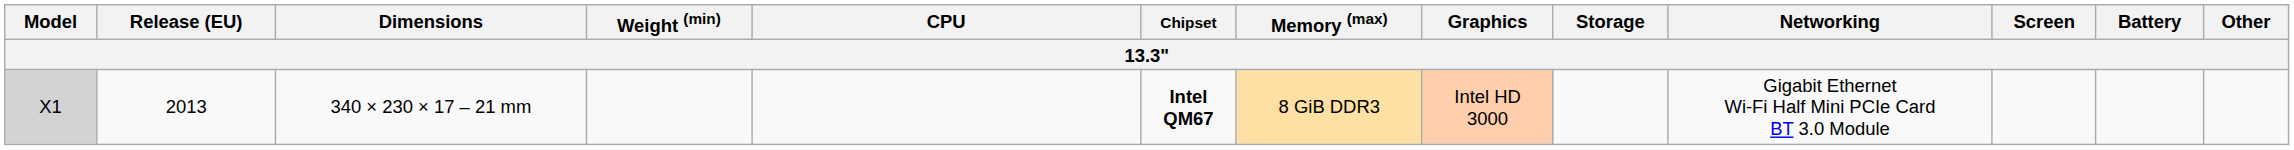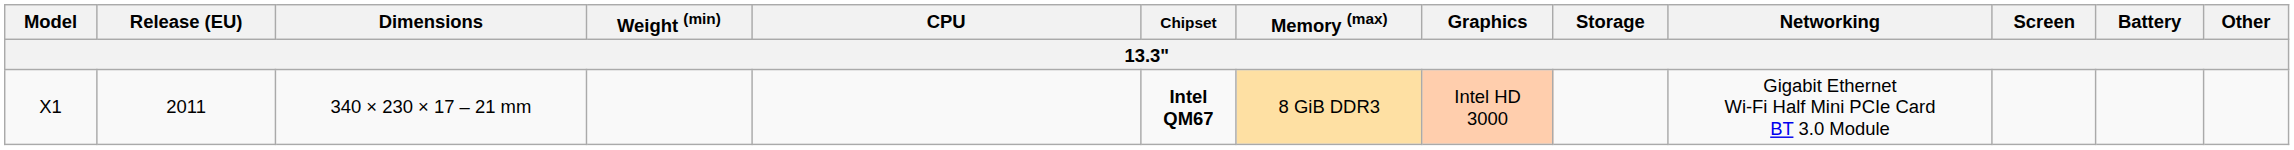(51, 107) lightgrey background -> (51, 107) no background
(186, 107) 2013 -> (186, 107) 2011
